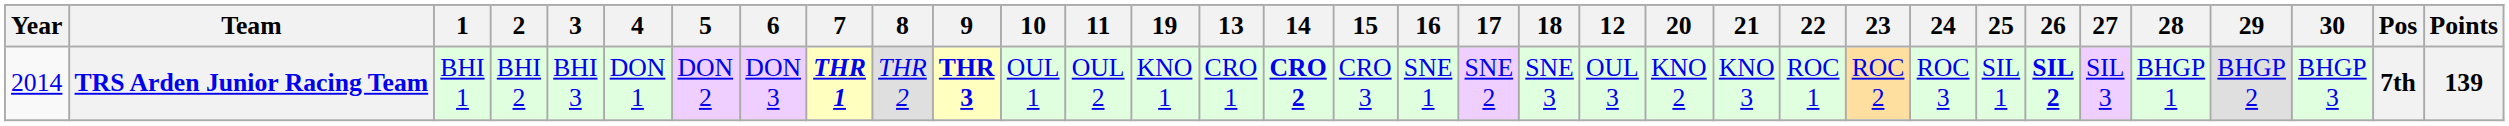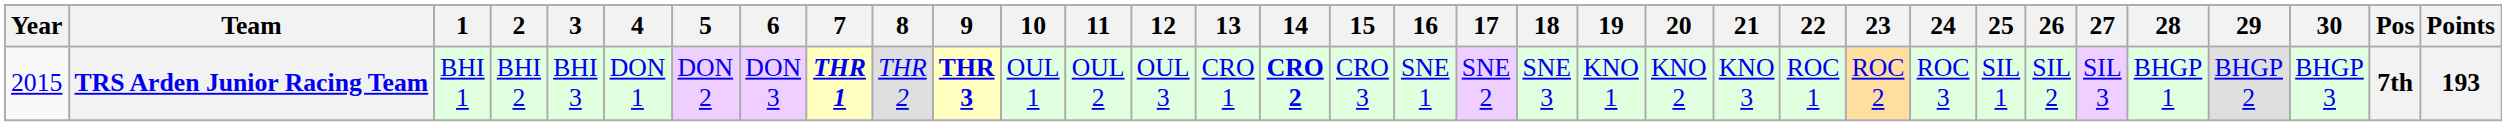columns swapped: (1612, 25) <-> (1165, 25)
(37, 82) 2014 -> (37, 82) 2015
(2053, 82) bold -> (2052, 82) normal
(2464, 82) 139 -> (2461, 82) 193
